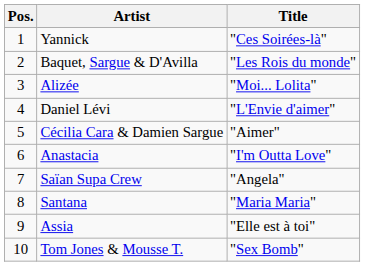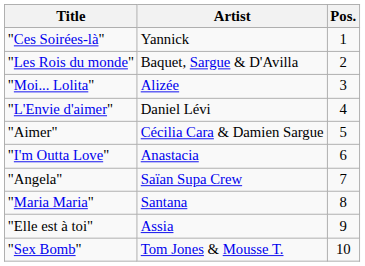columns swapped: (21, 16) <-> (293, 16)
